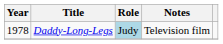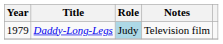(18, 30) 1978 -> (18, 30) 1979
